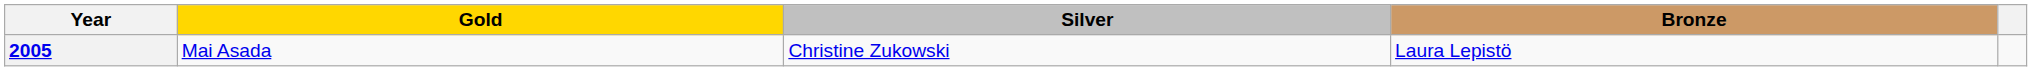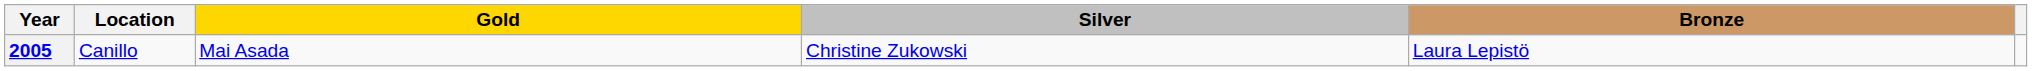+ column: (135, 19)
